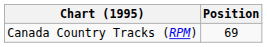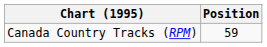(231, 33) 69 -> (231, 33) 59
